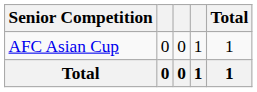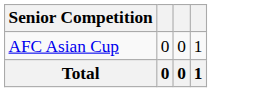- column: (229, 18)
